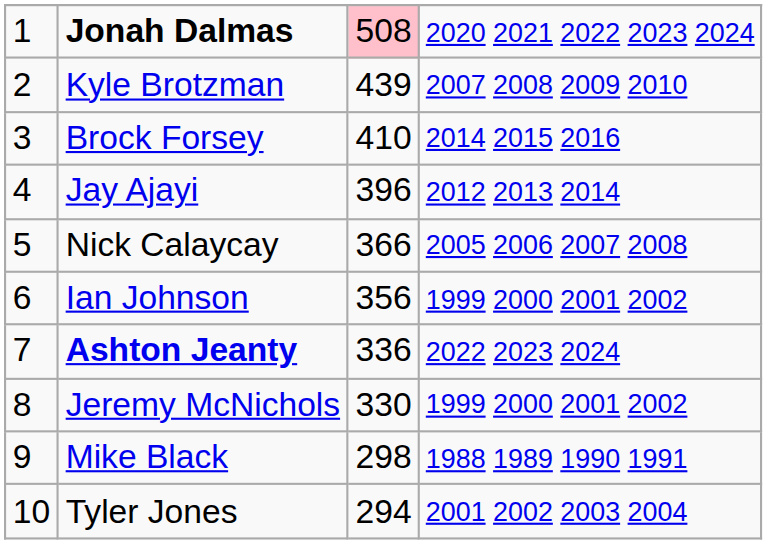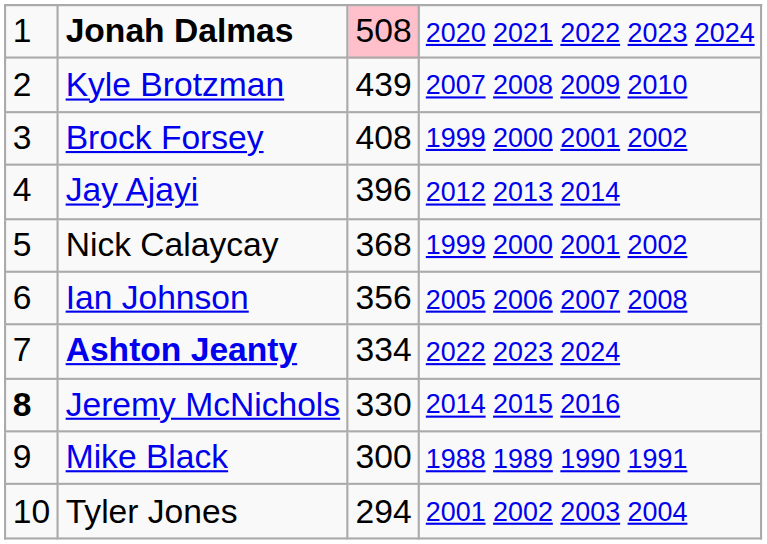(384, 137) 410 -> (384, 137) 408
(523, 138) 2014 2015 2016 -> (557, 138) 1999 2000 2001 2002
(384, 244) 366 -> (384, 244) 368
(557, 245) 2005 2006 2007 2008 -> (557, 245) 1999 2000 2001 2002
(557, 298) 1999 2000 2001 2002 -> (557, 298) 2005 2006 2007 2008
(384, 350) 336 -> (384, 350) 334
(22, 404) normal -> (22, 404) bold
(557, 405) 1999 2000 2001 2002 -> (523, 405) 2014 2015 2016
(384, 457) 298 -> (384, 457) 300
